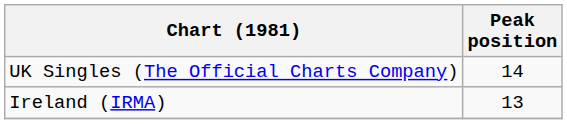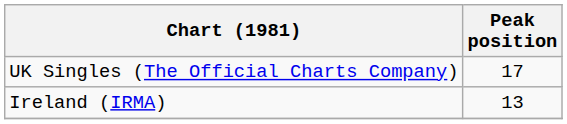(512, 72) 14 -> (512, 72) 17
